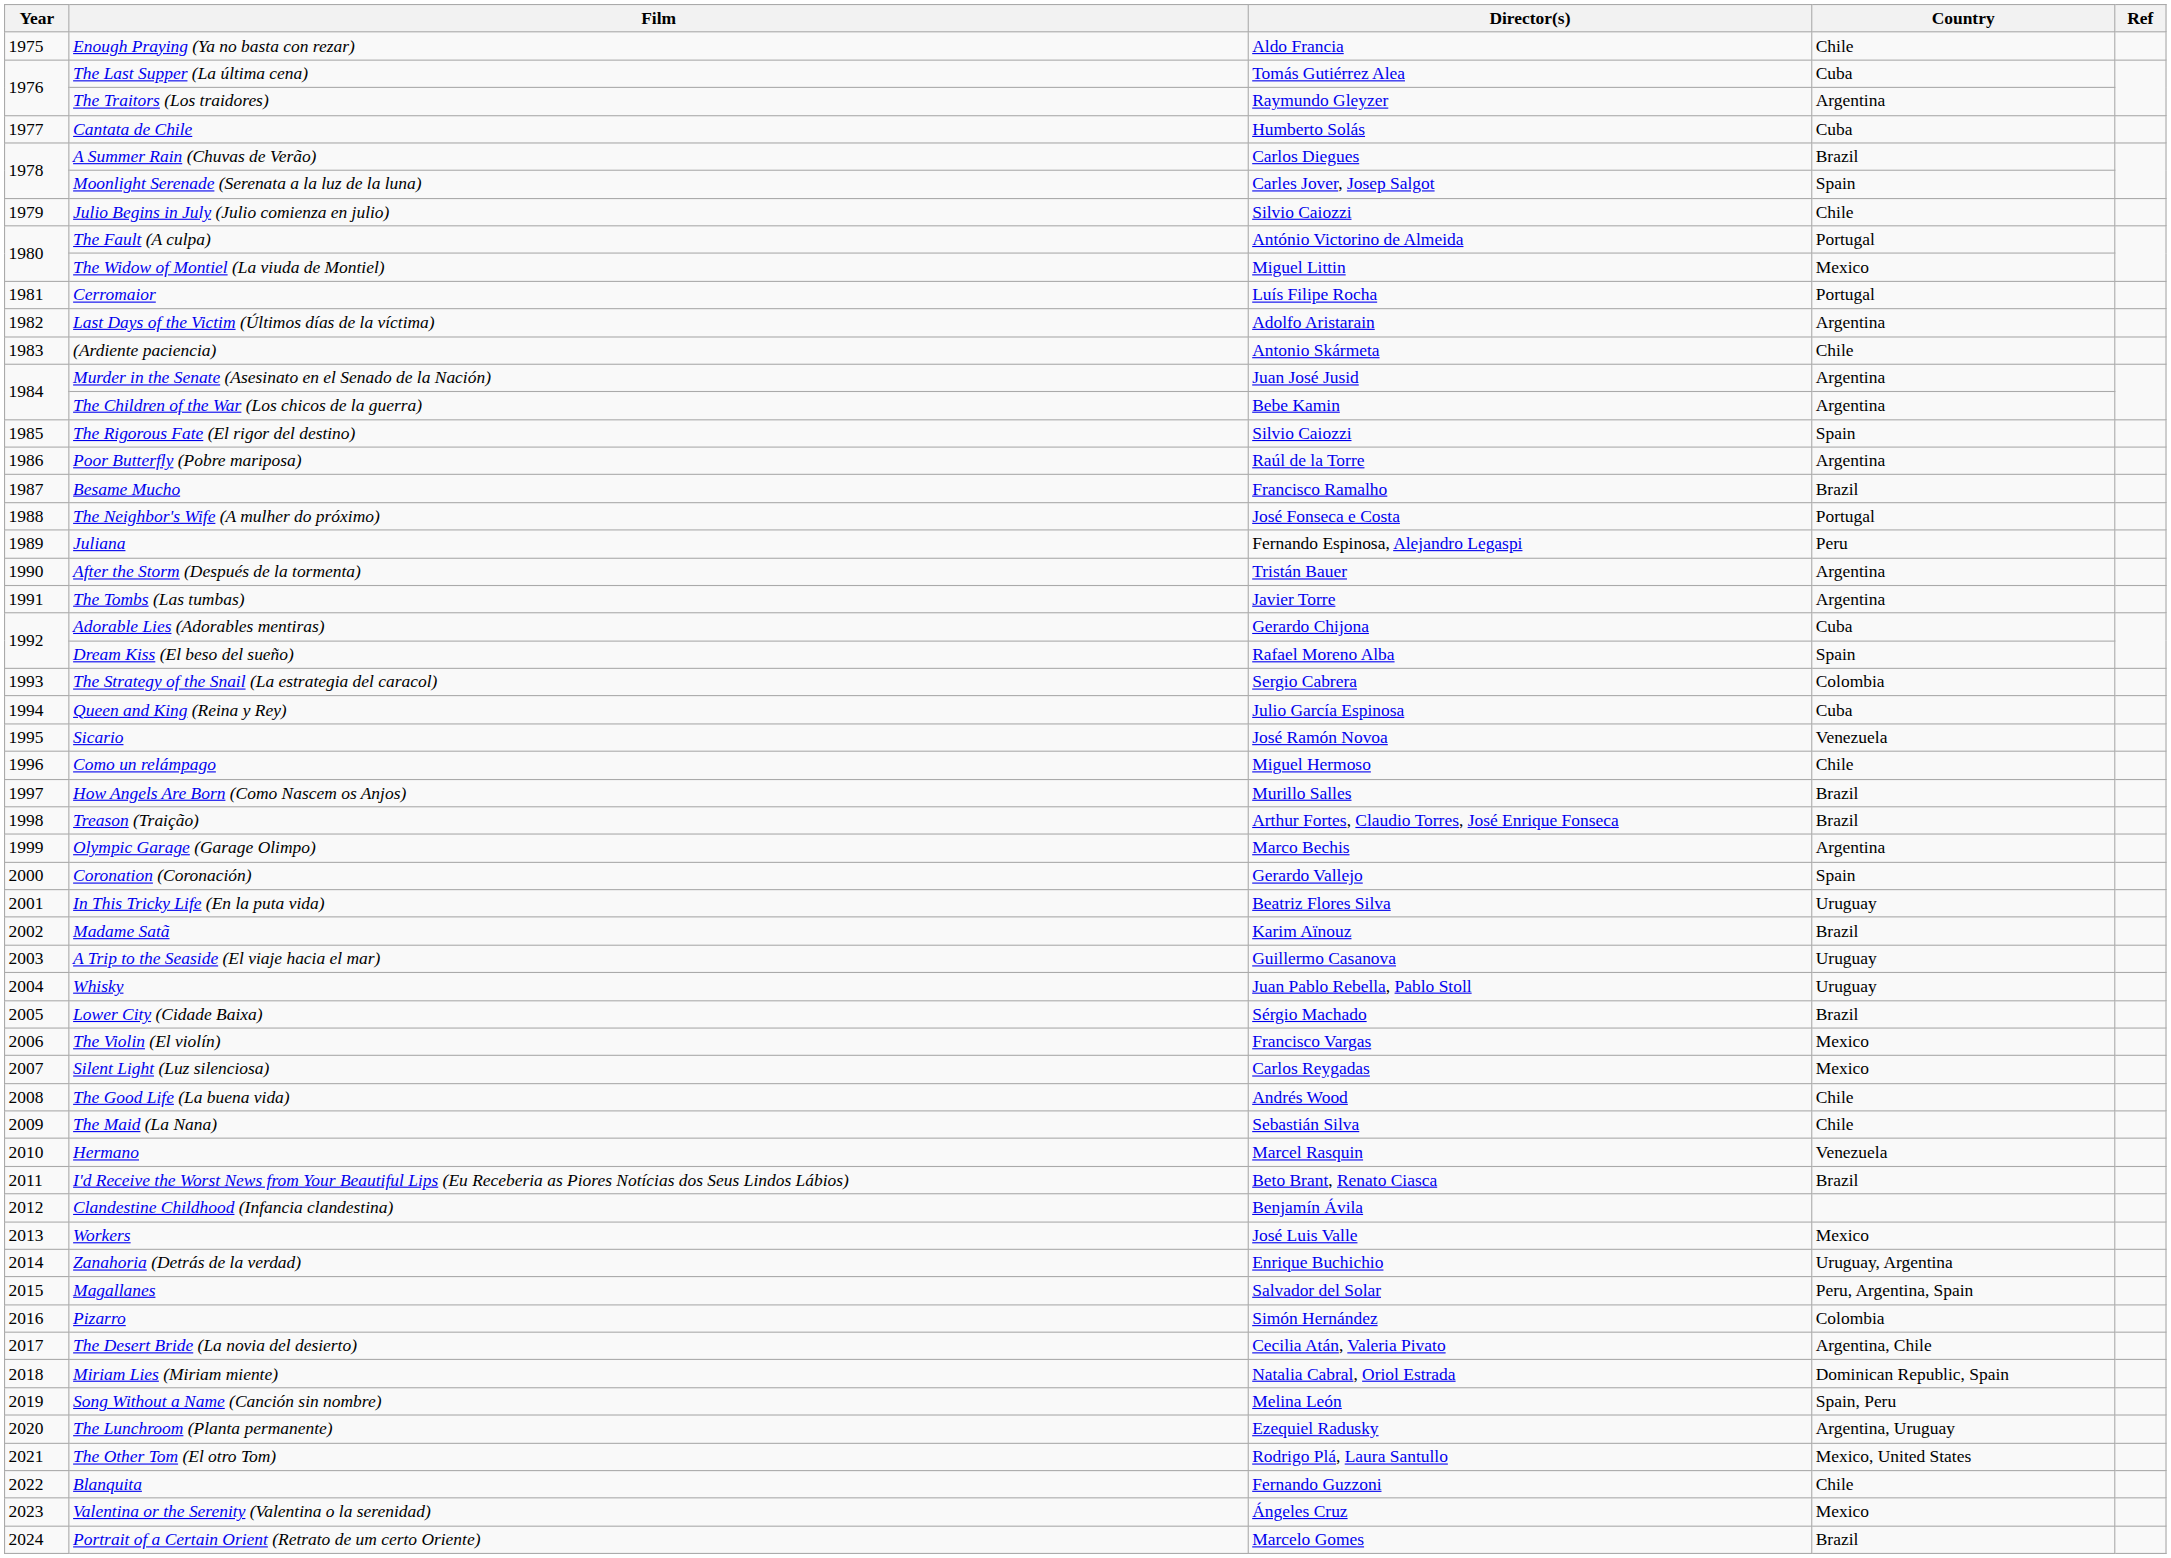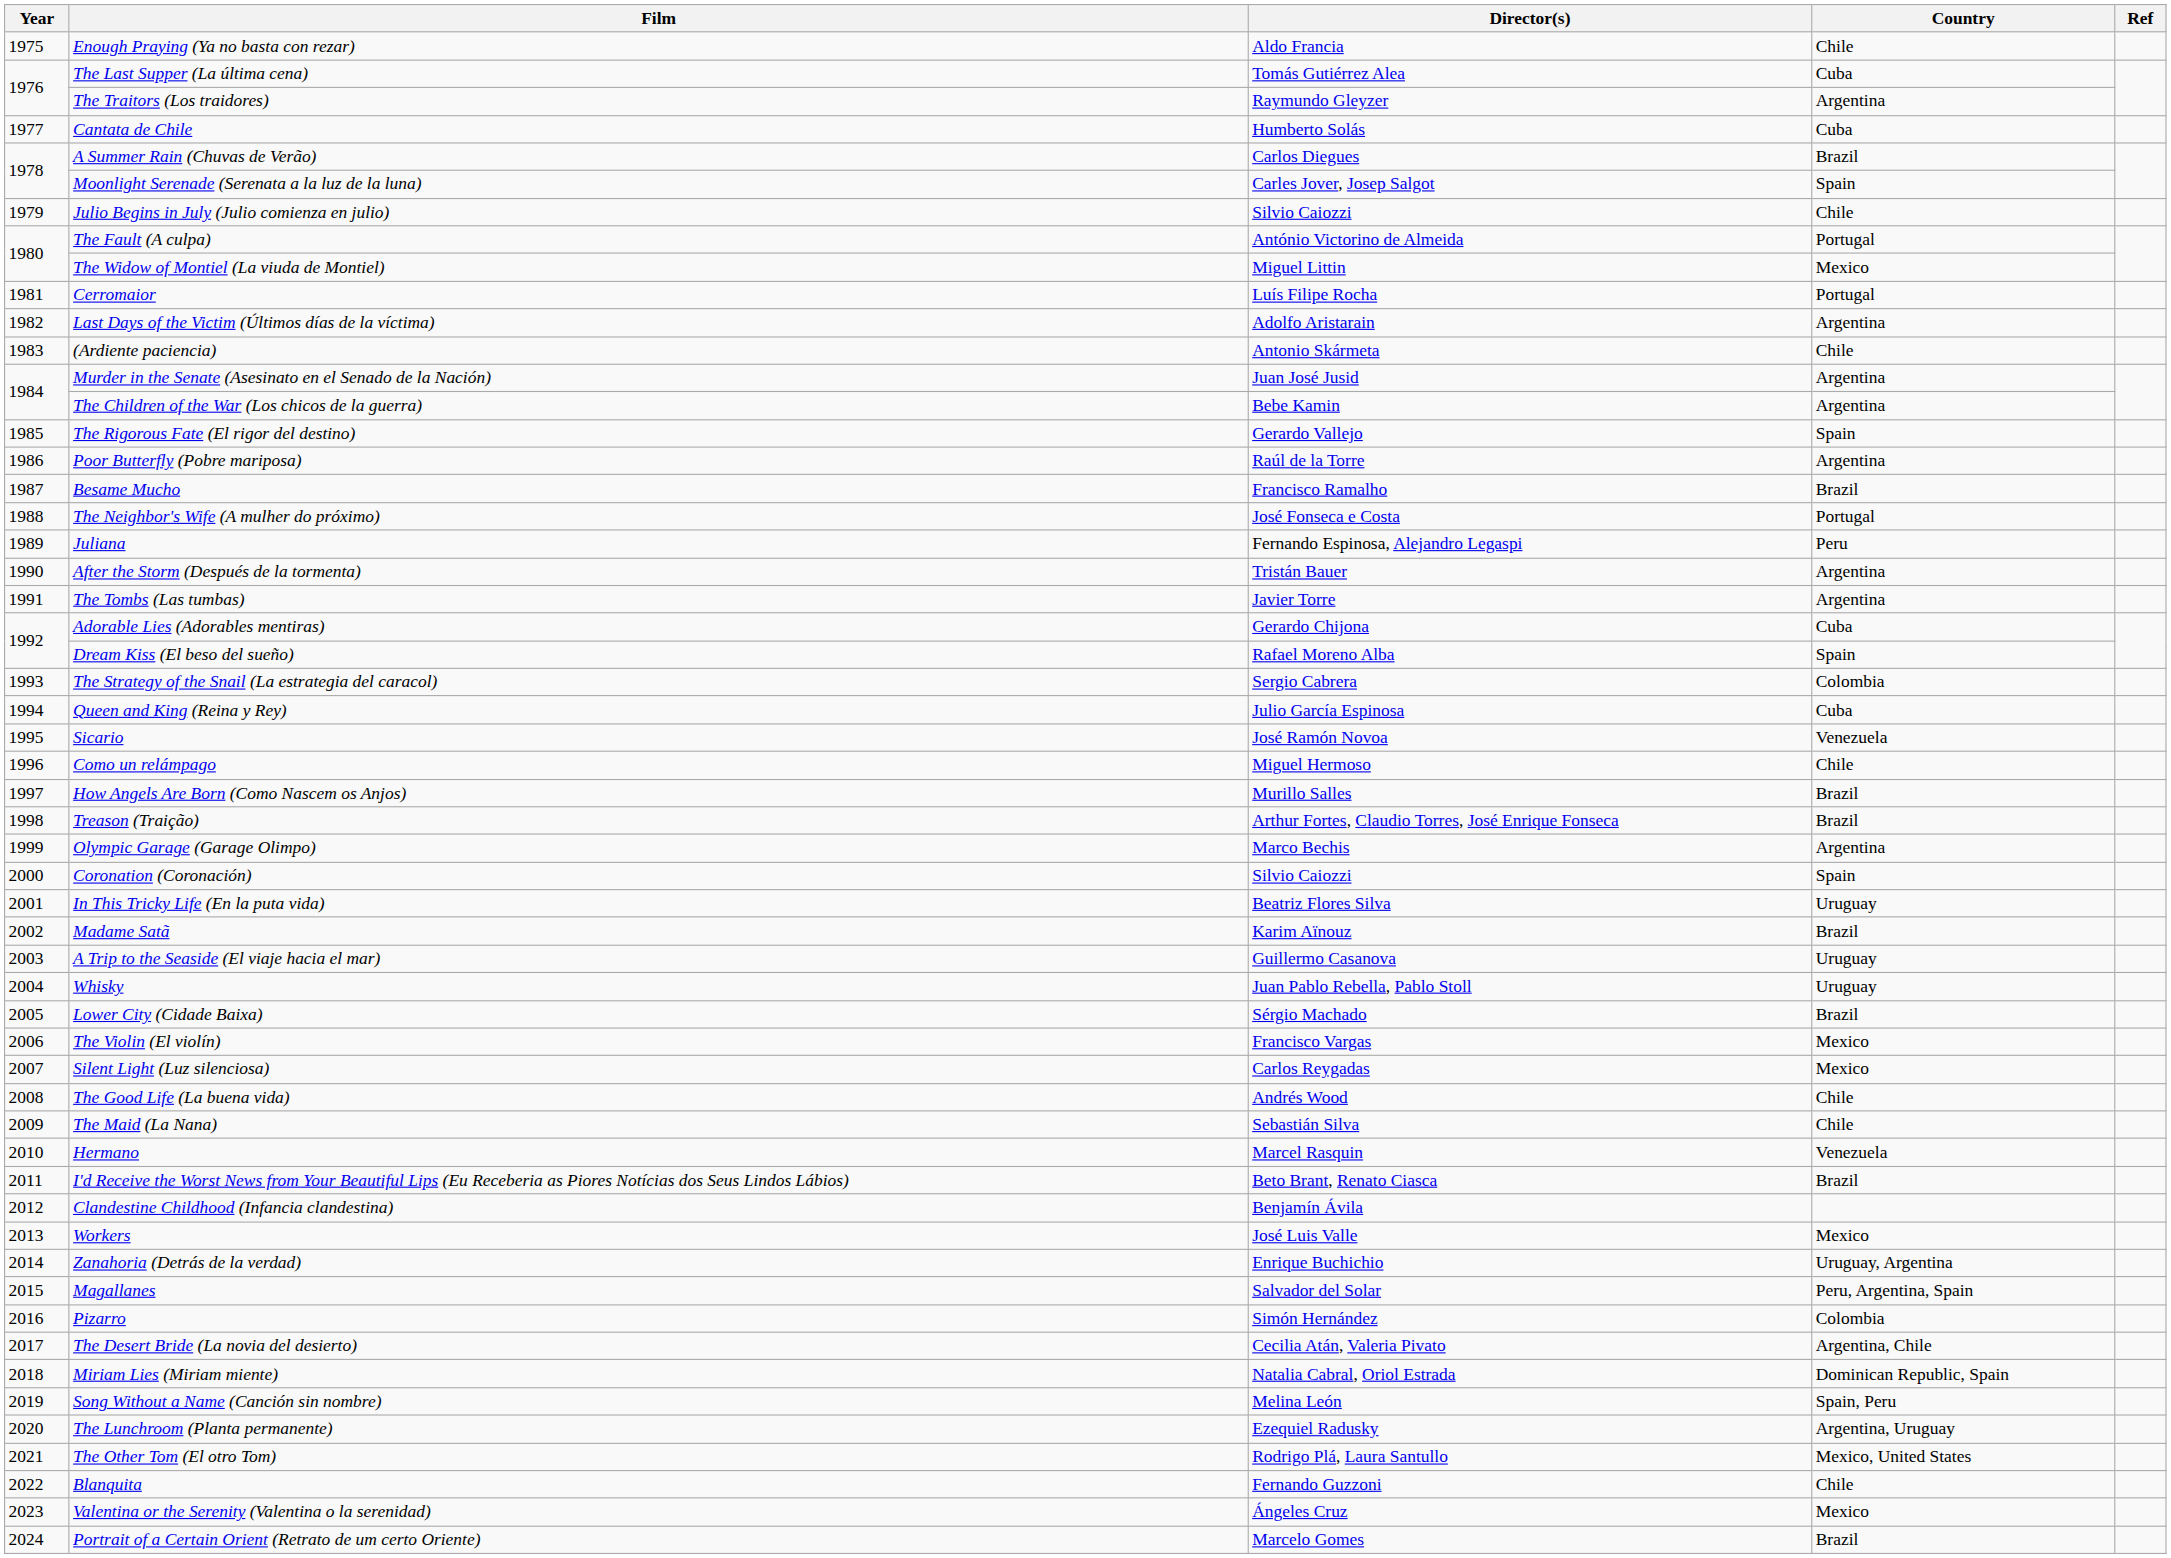(1302, 433) Silvio Caiozzi -> (1307, 433) Gerardo Vallejo
(1307, 875) Gerardo Vallejo -> (1302, 875) Silvio Caiozzi
